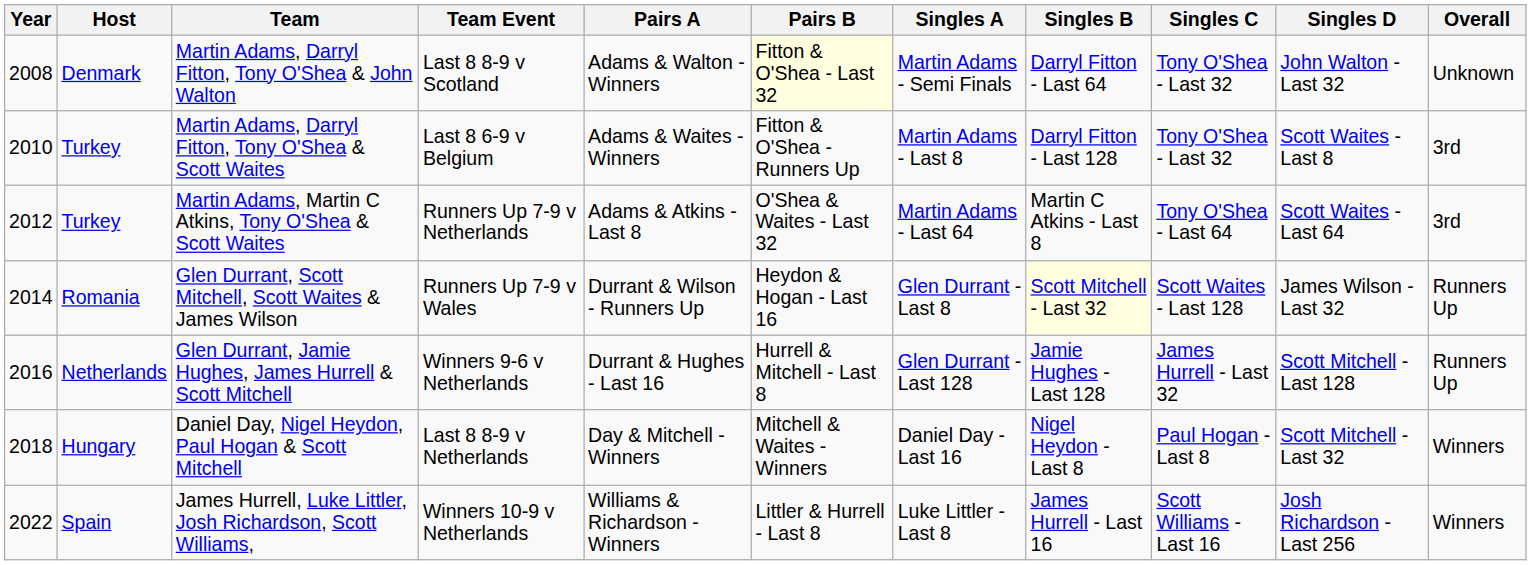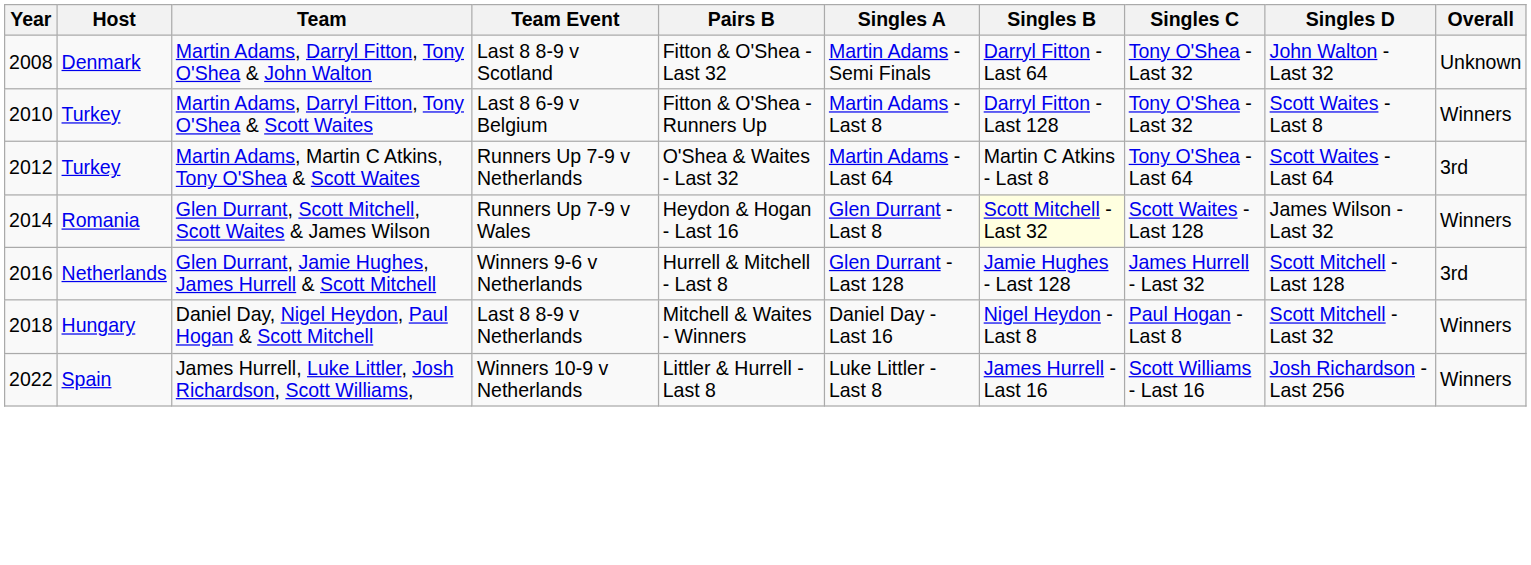- column: (667, 19)
(815, 72) lightyellow background -> (737, 61) no background
(1447, 147) 3rd -> (1476, 114) Winners
(1470, 297) Runners Up -> (1476, 220) Winners
(1470, 372) Runners Up -> (1454, 273) 3rd
